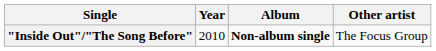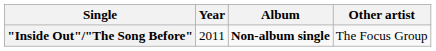(212, 35) 2010 -> (212, 35) 2011
